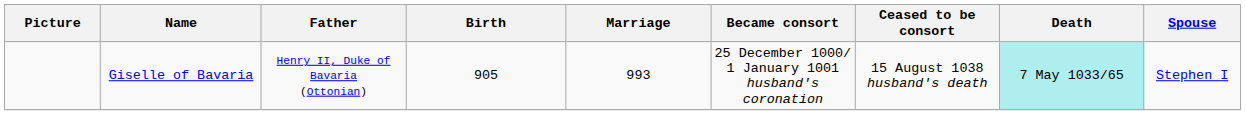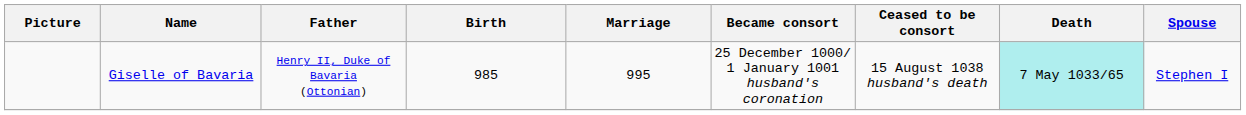(486, 76) 905 -> (486, 76) 985
(638, 76) 993 -> (638, 76) 995
